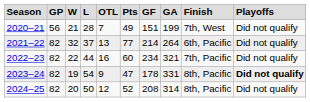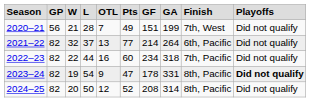(171, 58) 321 -> (171, 58) 318
